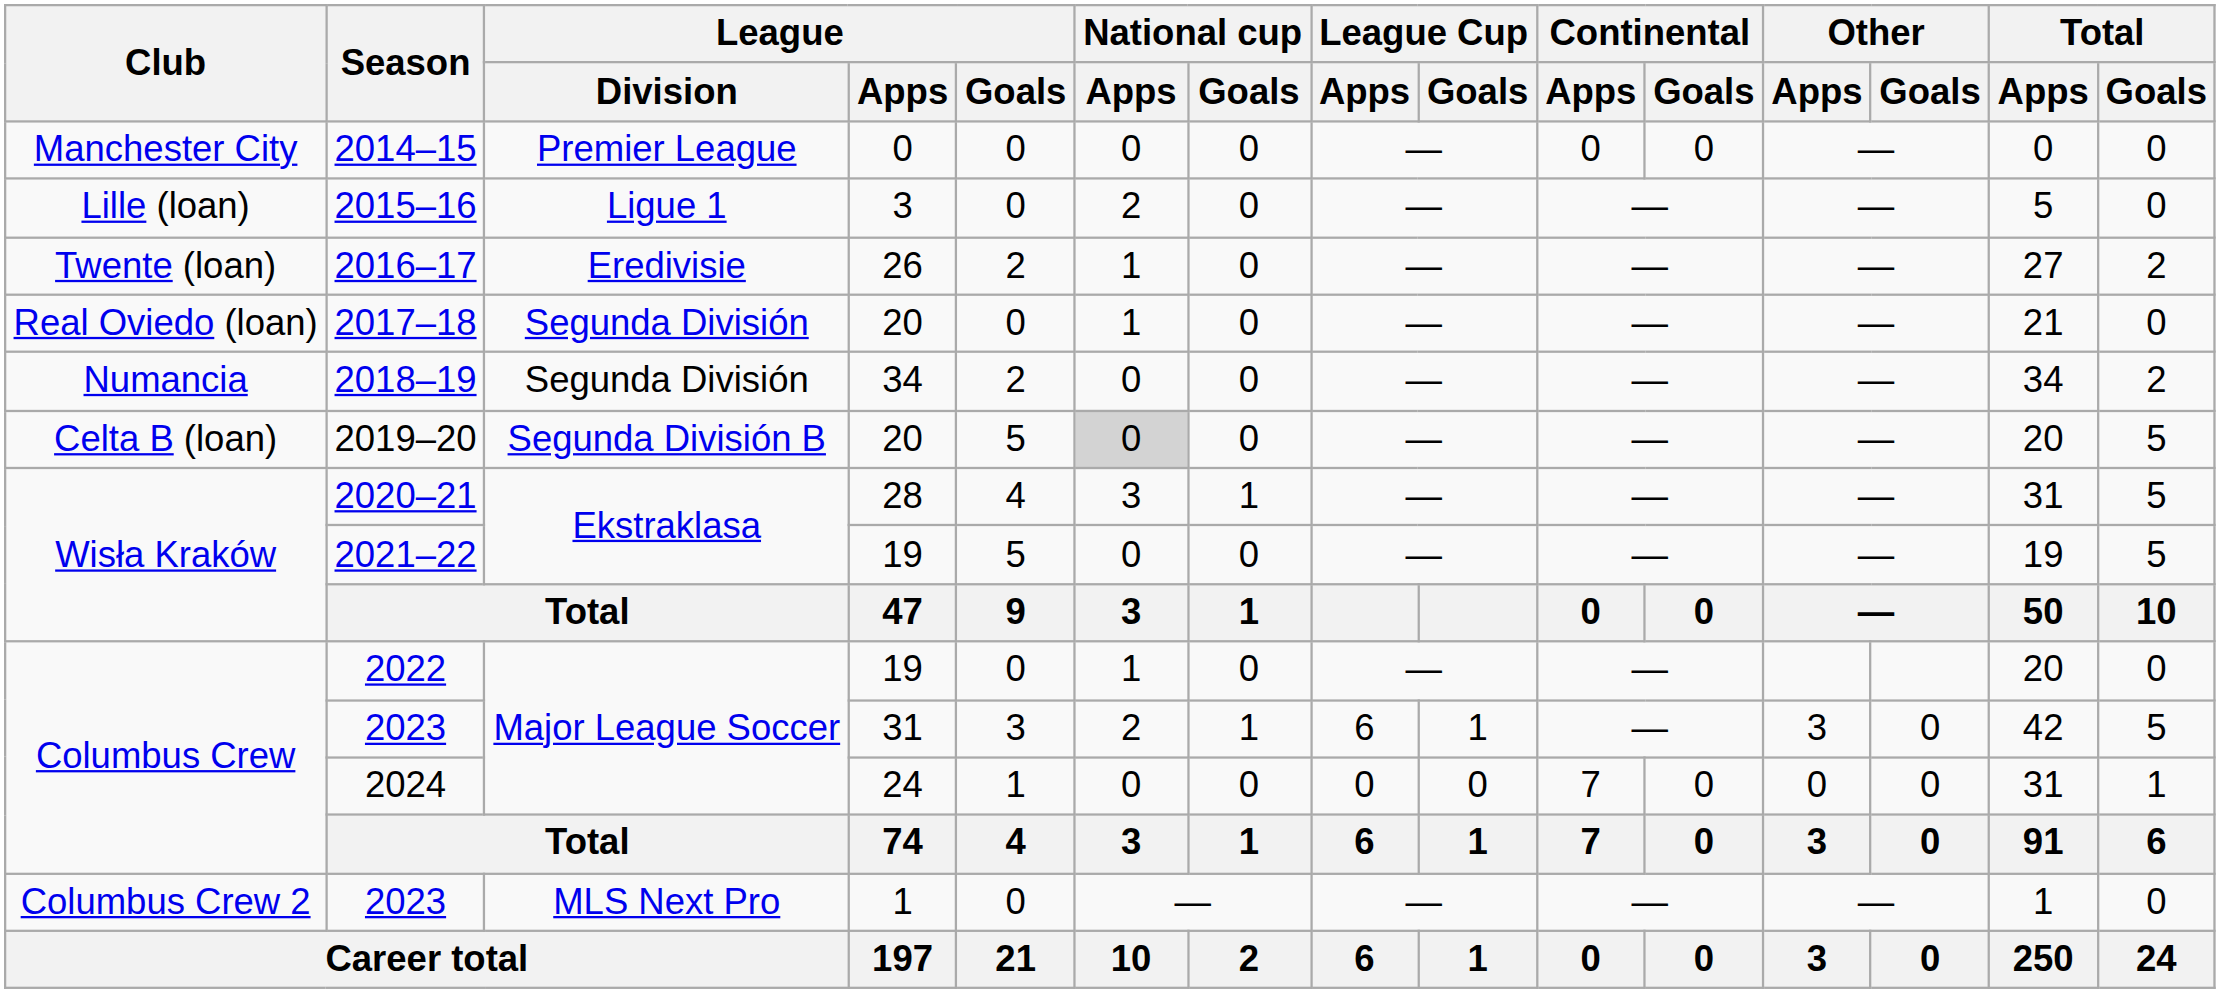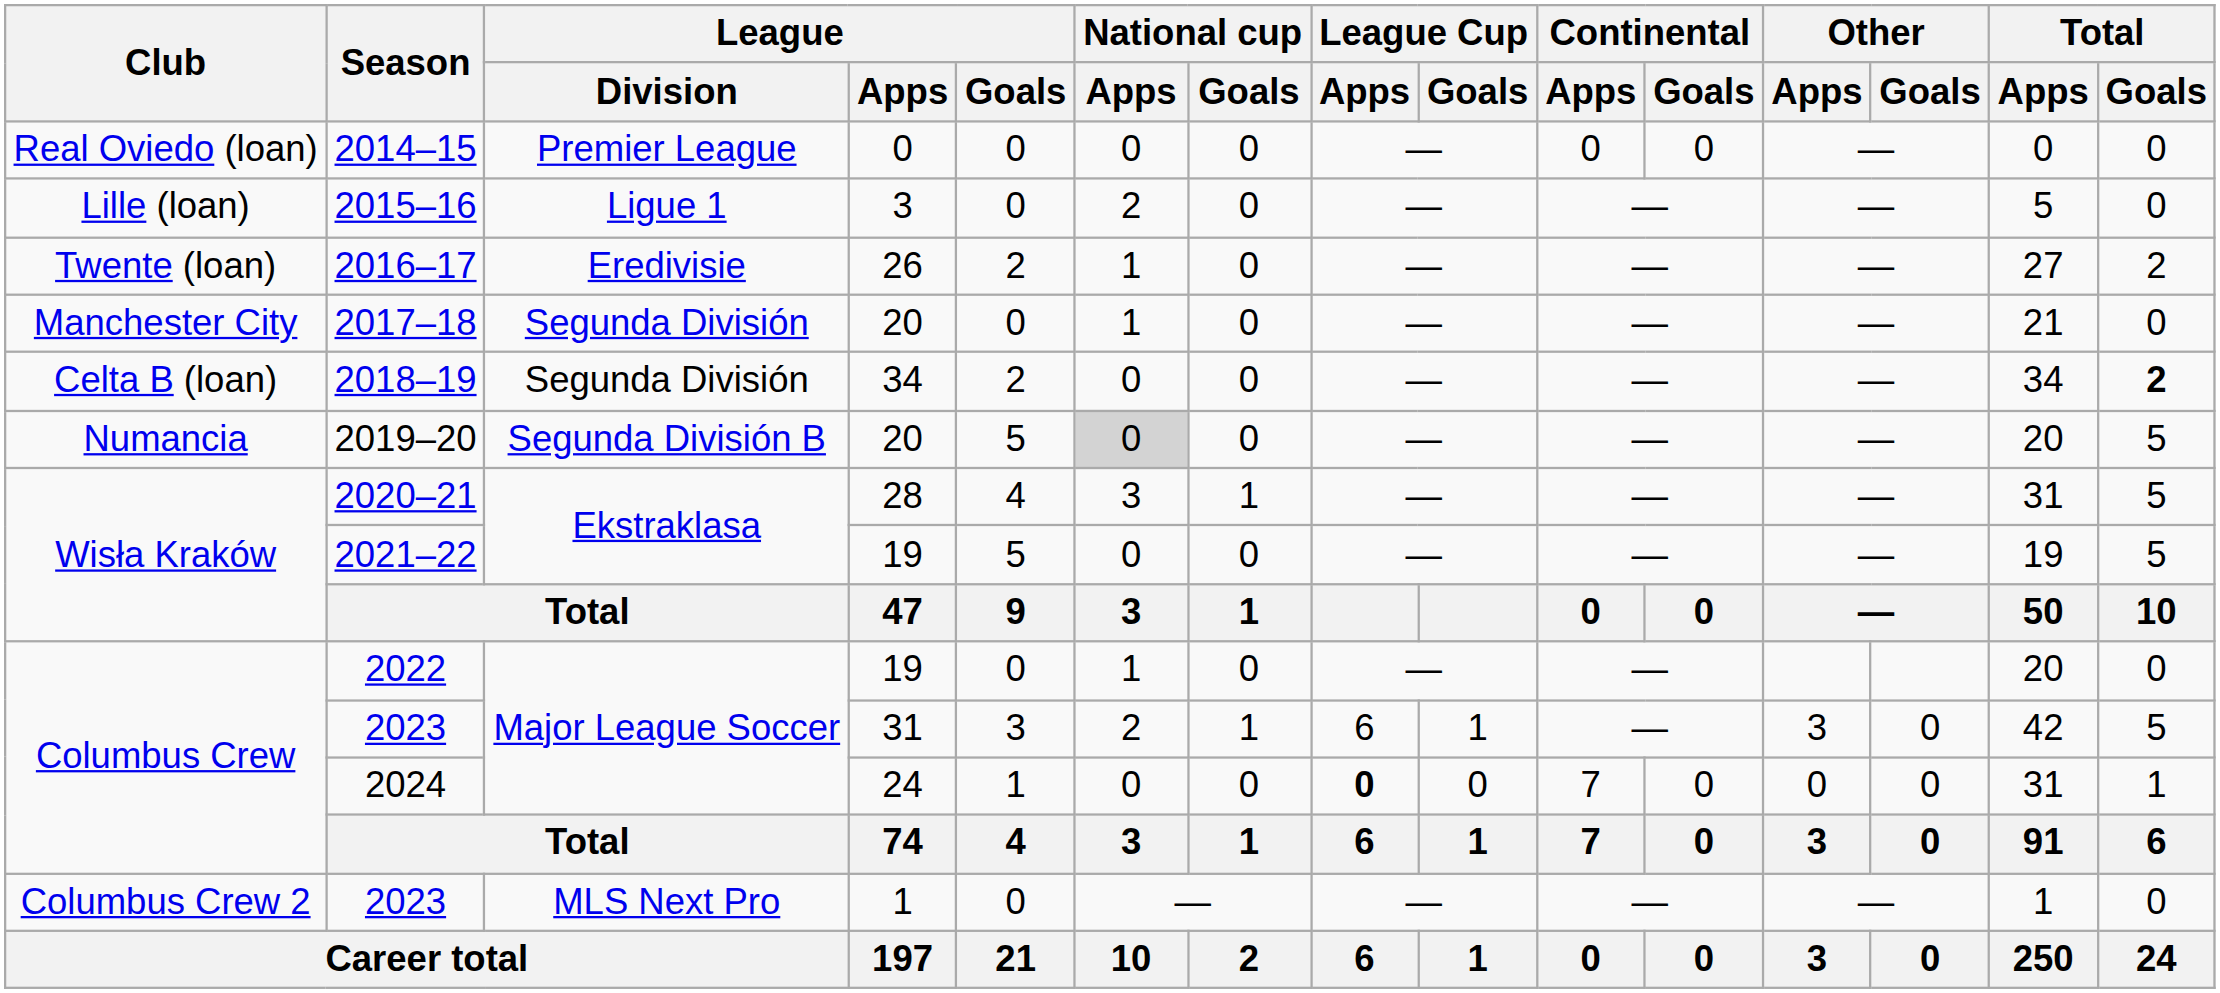(166, 149) Manchester City -> (166, 149) Real Oviedo (loan)
(166, 322) Real Oviedo (loan) -> (166, 322) Manchester City
(166, 380) Numancia -> (166, 380) Celta B (loan)
(2156, 380) normal -> (2156, 380) bold
(166, 438) Celta B (loan) -> (166, 438) Numancia
(1365, 785) normal -> (1365, 785) bold
